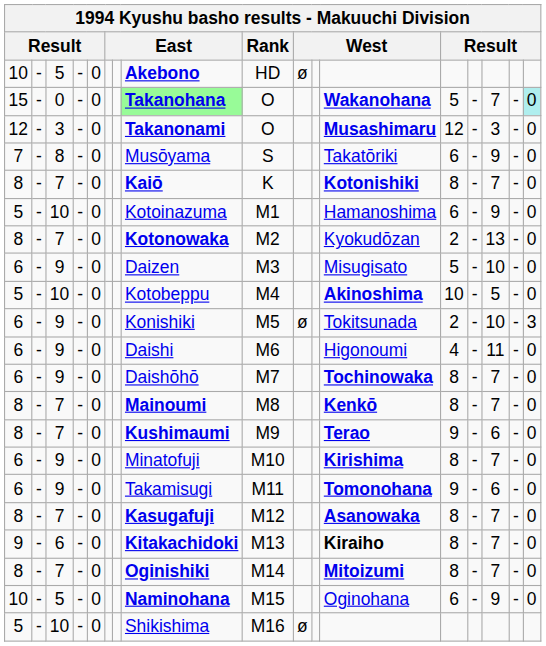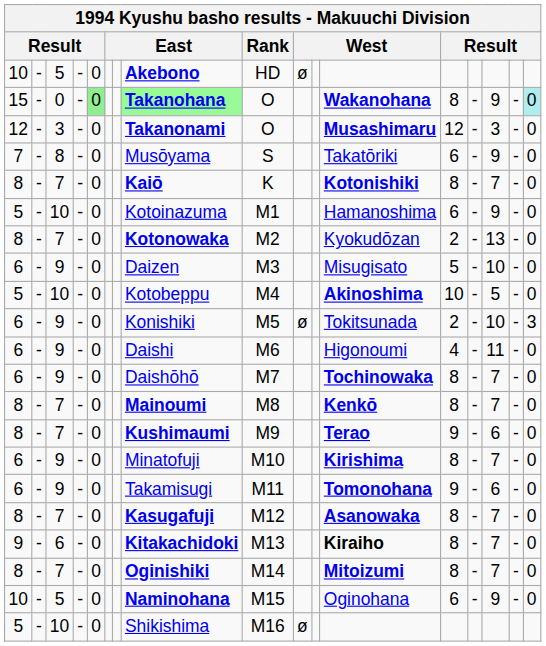(96, 101) no background -> (96, 101) lightgreen background
(454, 101) 5 -> (454, 101) 8
(495, 101) 7 -> (495, 101) 9
